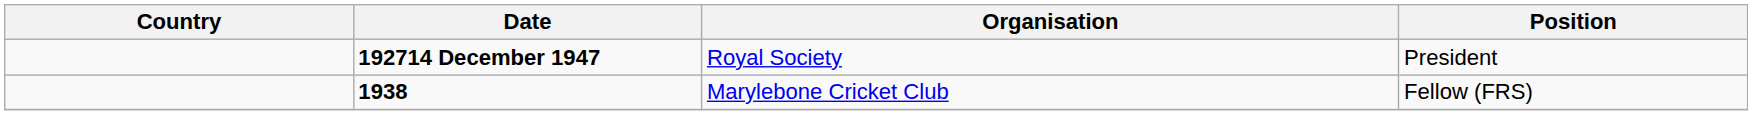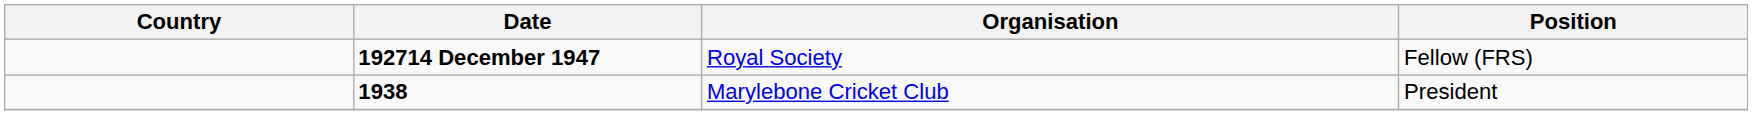(1451, 57) President -> (1469, 57) Fellow (FRS)
(1469, 92) Fellow (FRS) -> (1451, 92) President
